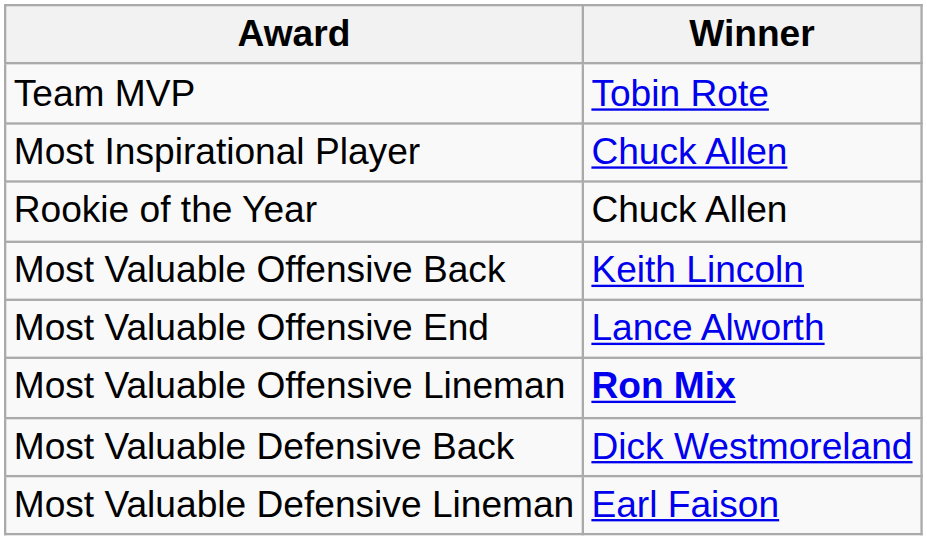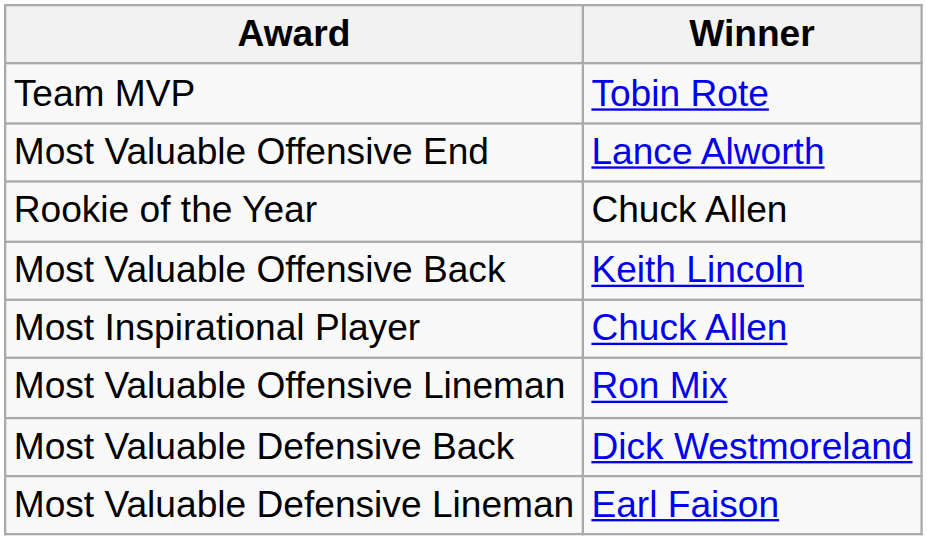rows swapped: (217, 151) <-> (251, 328)
(664, 387) bold -> (659, 387) normal
